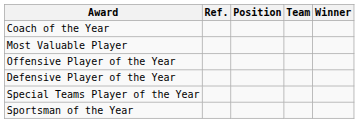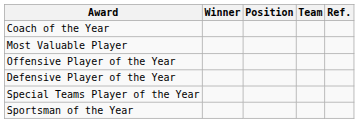columns swapped: (333, 13) <-> (216, 13)
